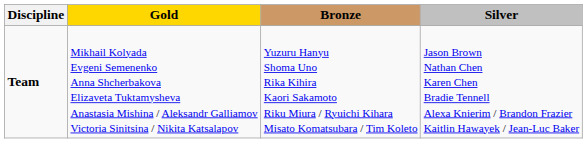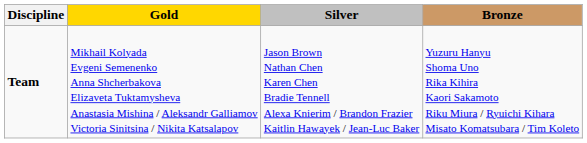columns swapped: (501, 15) <-> (341, 15)
